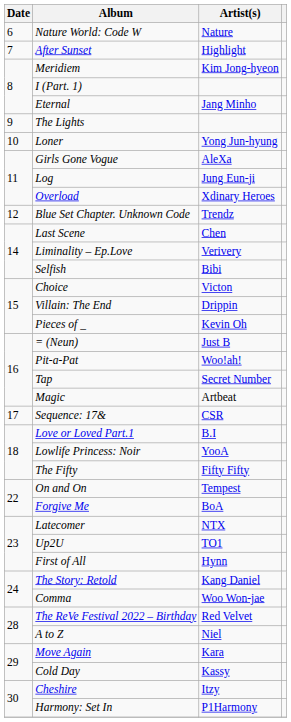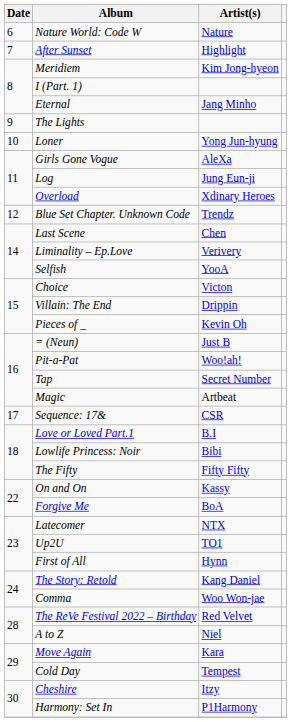(212, 269) Bibi -> (215, 269) YooA
(215, 452) YooA -> (212, 452) Bibi
(221, 488) Tempest -> (216, 488) Kassy
(216, 671) Kassy -> (221, 671) Tempest
